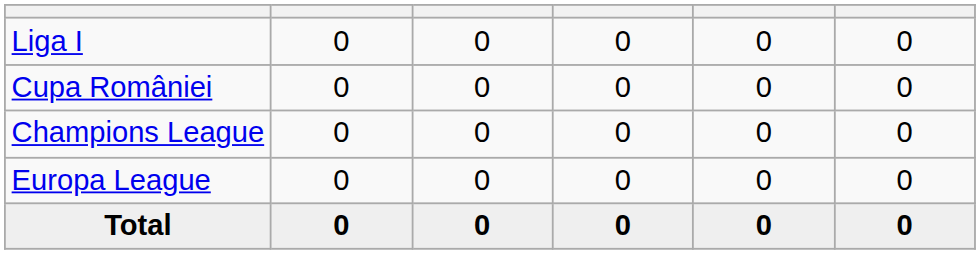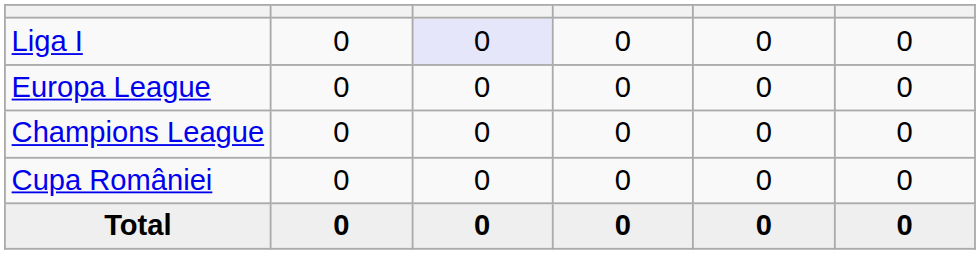(482, 41) no background -> (482, 41) lavender background
rows swapped: (112, 87) <-> (111, 179)
